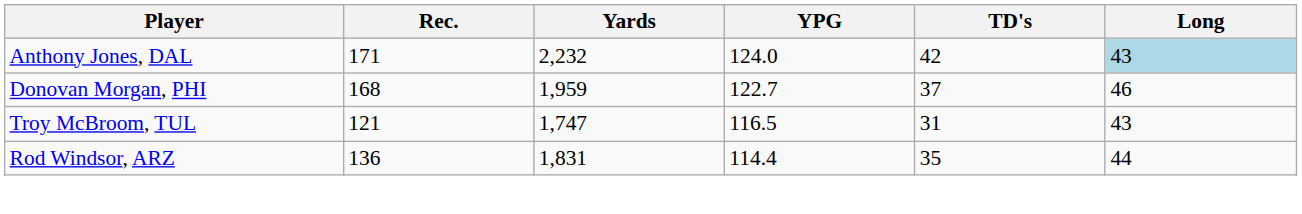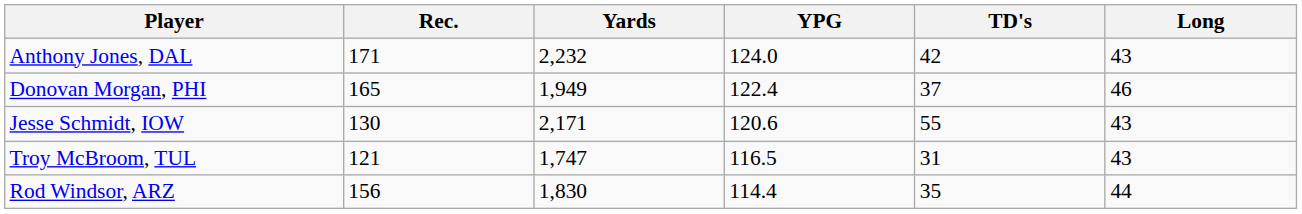(1121, 55) lightblue background -> (1121, 55) no background
(364, 89) 168 -> (364, 89) 165
(563, 89) 1,959 -> (563, 89) 1,949
(753, 89) 122.7 -> (753, 89) 122.4
+ row: (97, 123)
(364, 157) 136 -> (364, 191) 156
(563, 157) 1,831 -> (563, 191) 1,830
